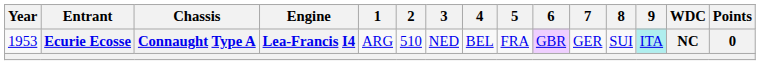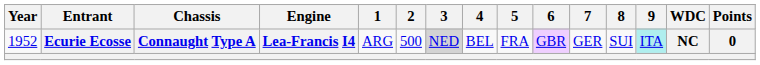(23, 41) 1953 -> (23, 41) 1952
(411, 41) 510 -> (411, 41) 500
(444, 41) no background -> (444, 41) lightgrey background
